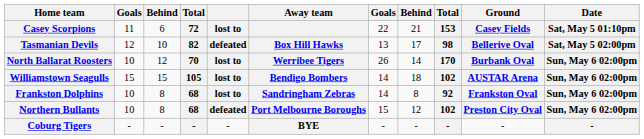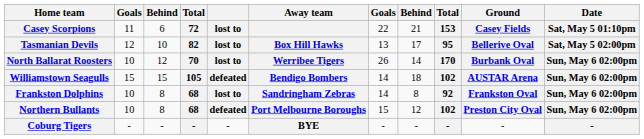(228, 45) defeated -> (228, 45) lost to
(448, 45) 98 -> (448, 45) 95
(228, 77) lost to -> (228, 77) defeated
